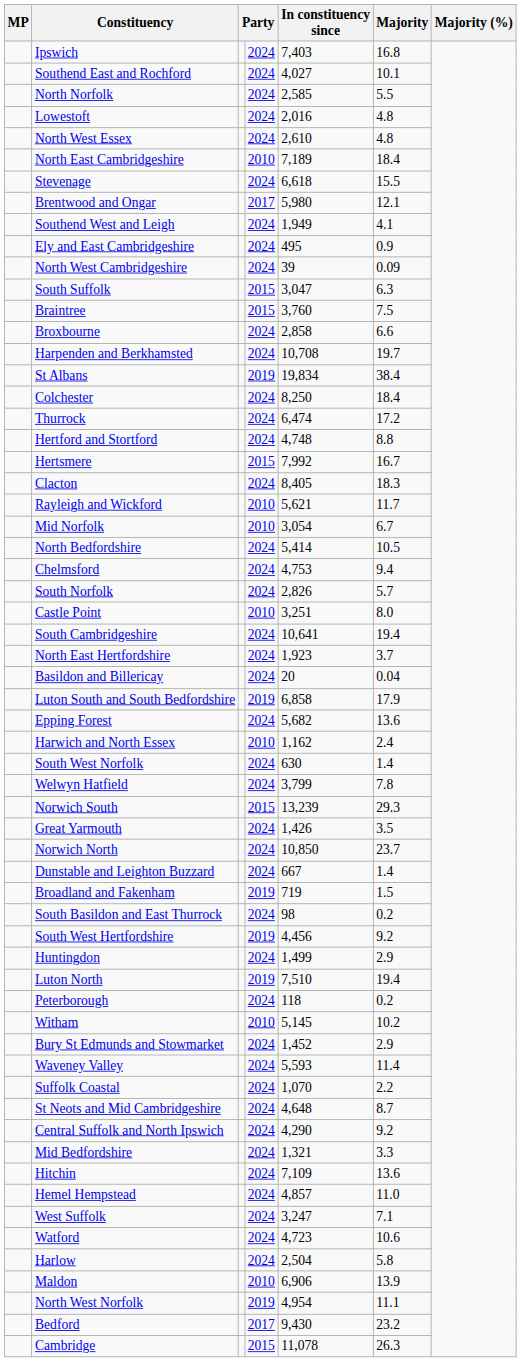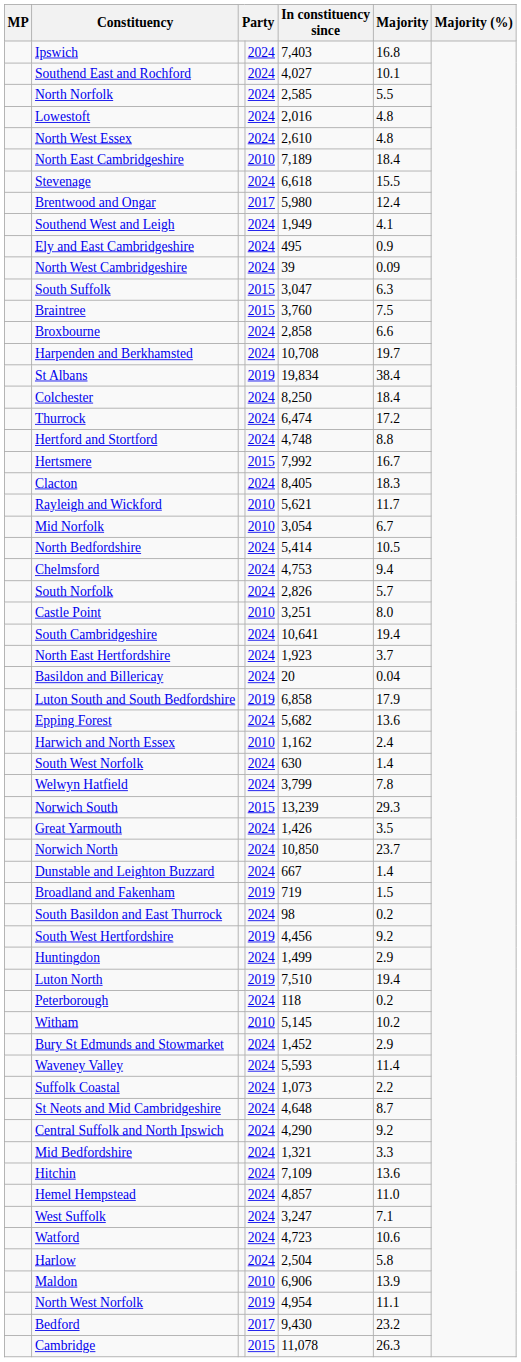(388, 203) 12.1 -> (388, 203) 12.4
(296, 1087) 1,070 -> (296, 1087) 1,073
